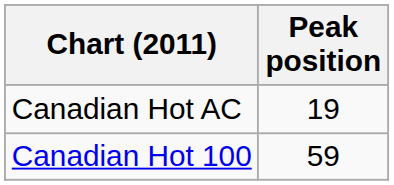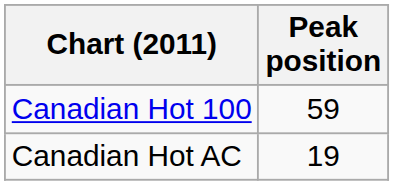rows swapped: (132, 155) <-> (127, 108)
